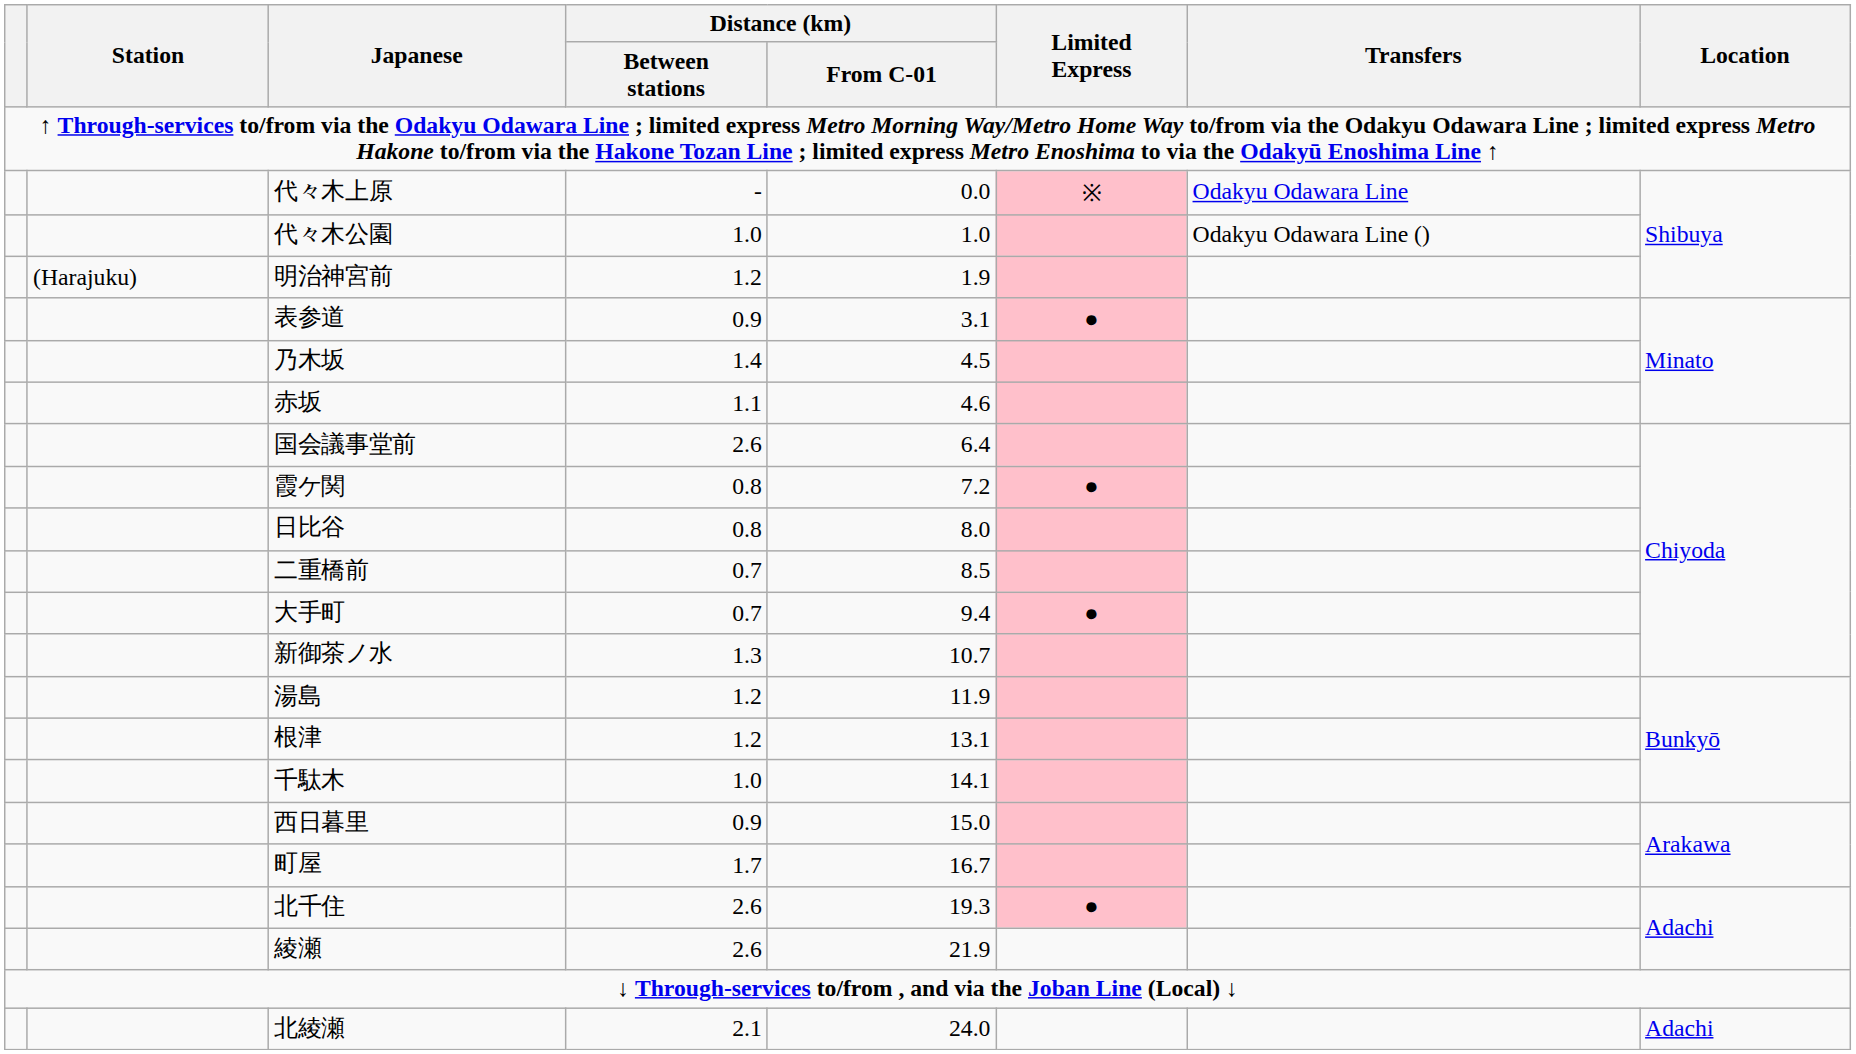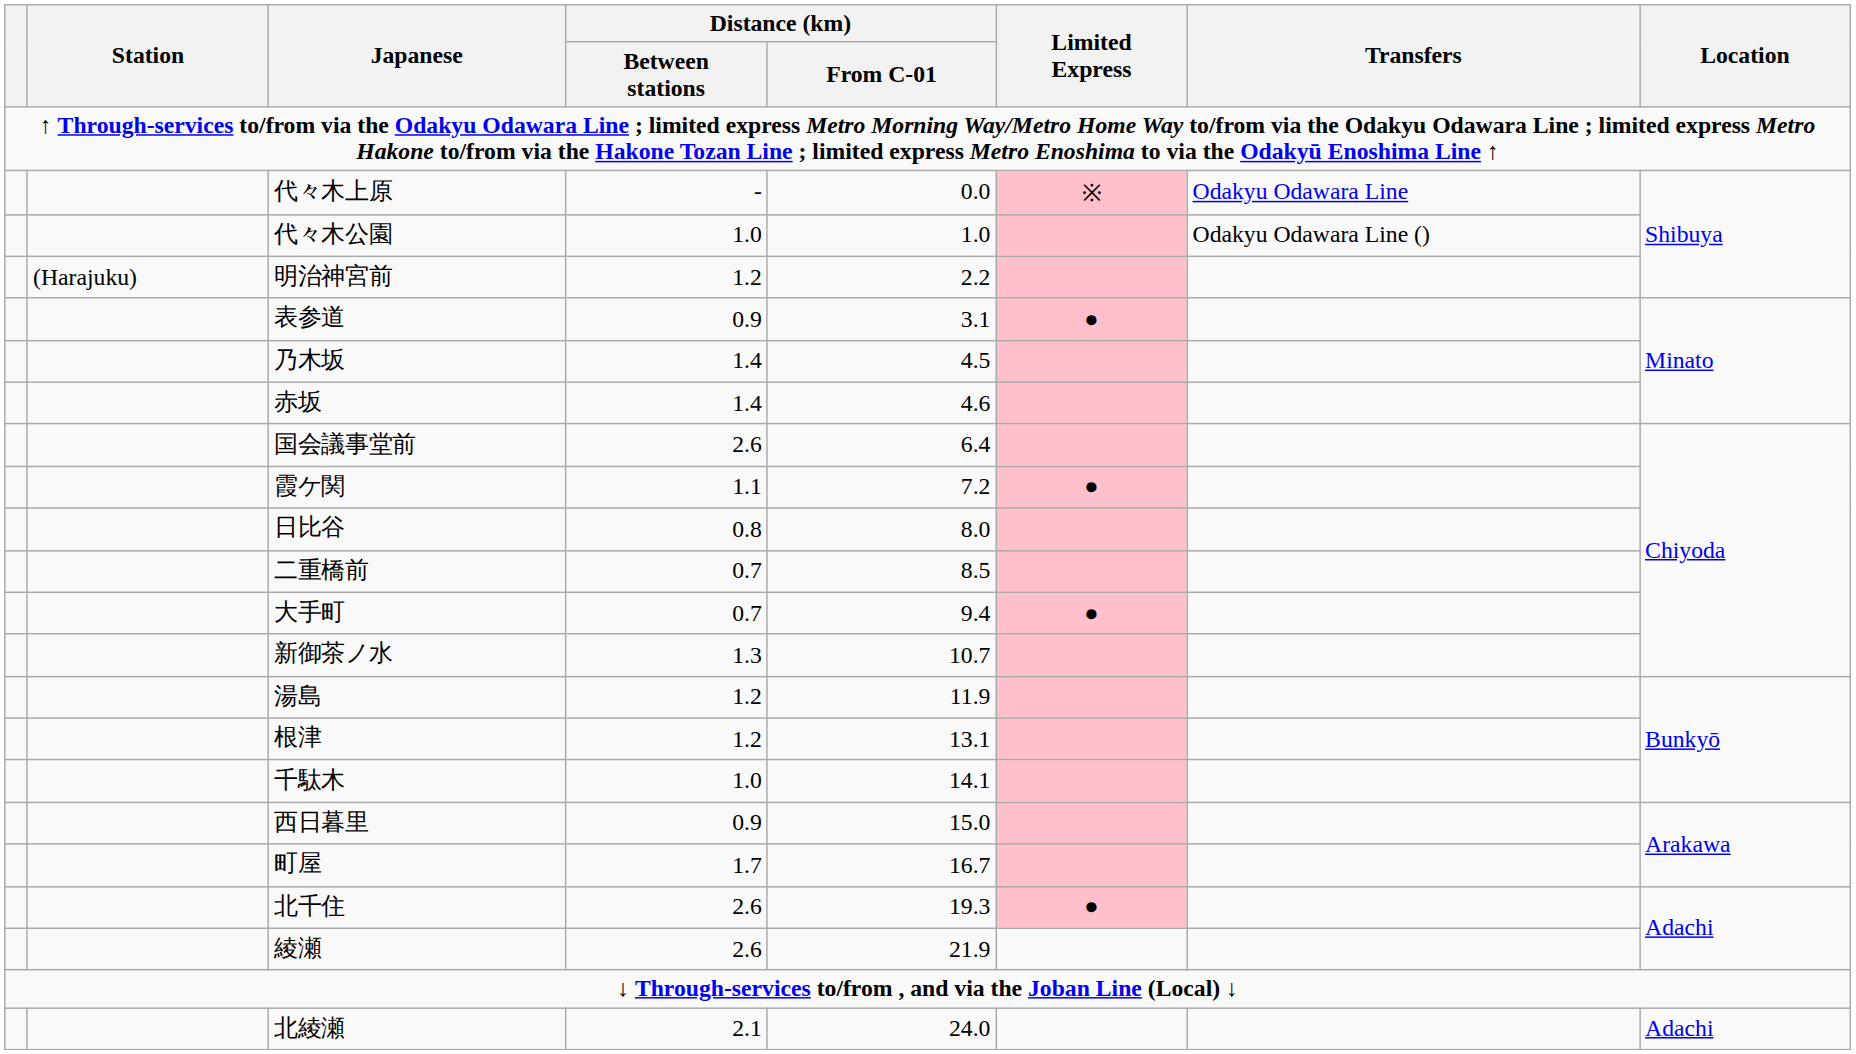(976, 276) 1.9 -> (976, 276) 2.2
(747, 402) 1.1 -> (747, 402) 1.4
(747, 486) 0.8 -> (747, 486) 1.1
